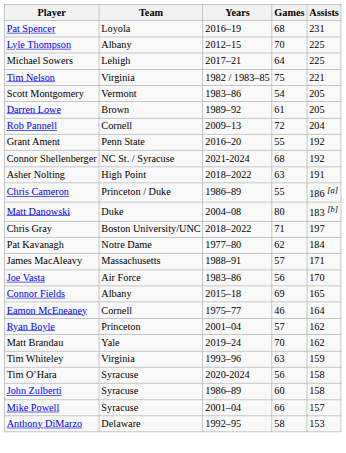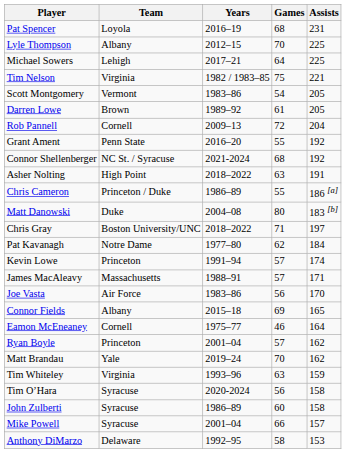+ row: (32, 261)
